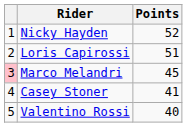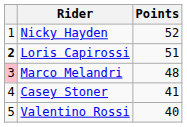(11, 54) normal -> (11, 54) bold
(172, 73) 45 -> (172, 73) 48
